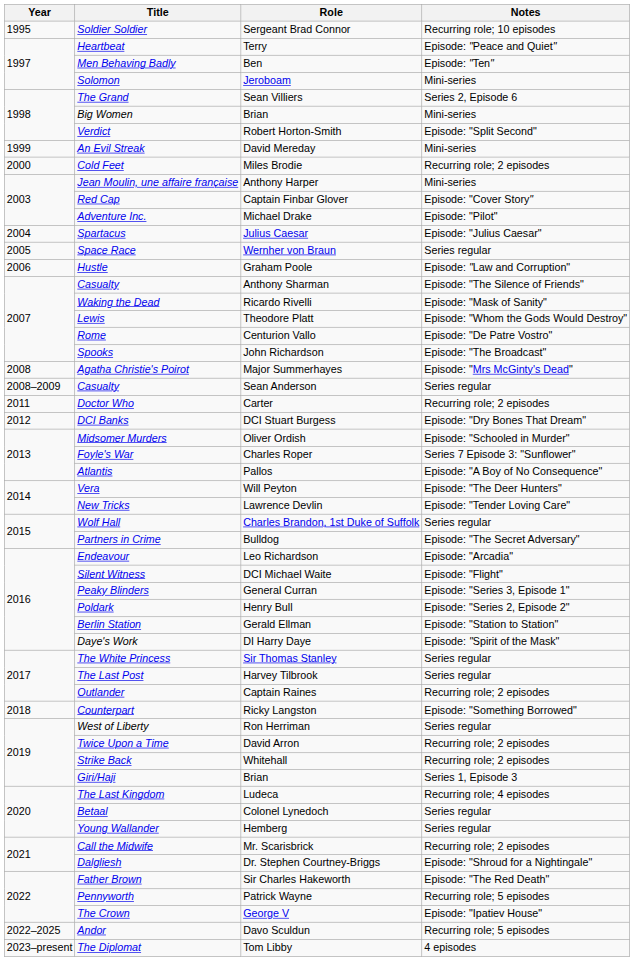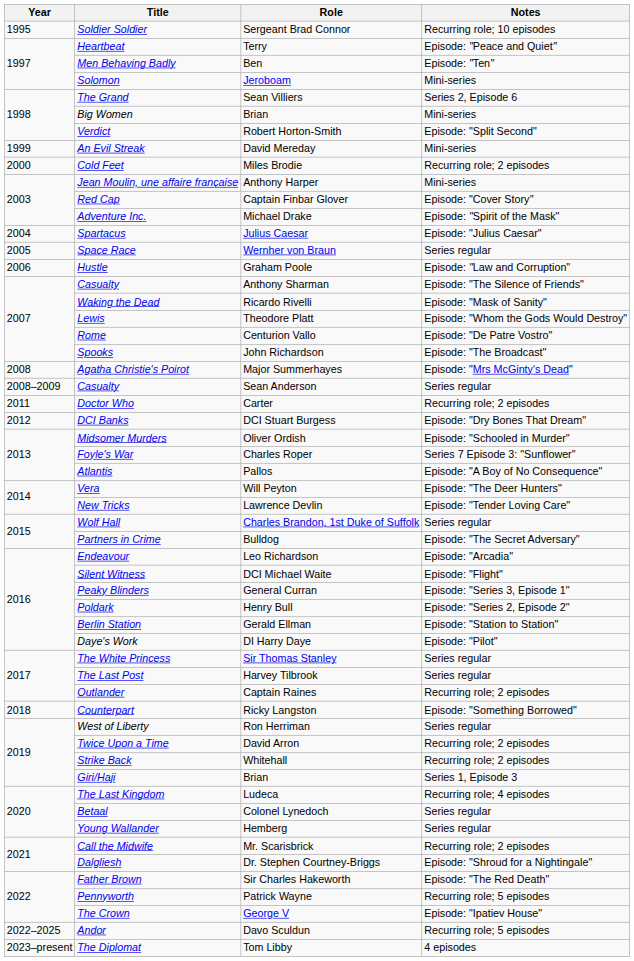(461, 217) Episode: "Pilot" -> (492, 217) Episode: "Spirit of the Mask"
(492, 642) Episode: "Spirit of the Mask" -> (461, 642) Episode: "Pilot"
